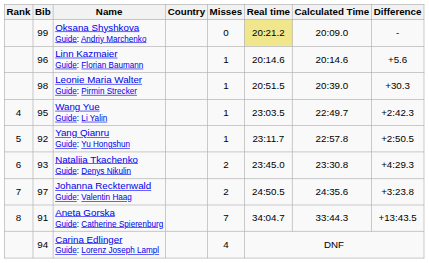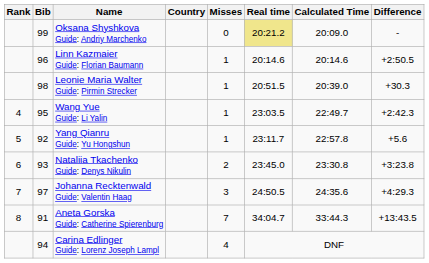(398, 59) +5.6 -> (398, 59) +2:50.5
(398, 139) +2:50.5 -> (398, 139) +5.6
(398, 165) +4:29.3 -> (398, 165) +3:23.8
(226, 191) 2 -> (226, 191) 3
(398, 191) +3:23.8 -> (398, 191) +4:29.3
